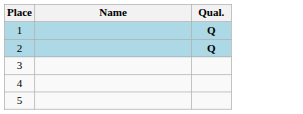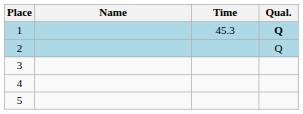+ column: (225, 13)
(211, 48) bold -> (278, 48) normal
